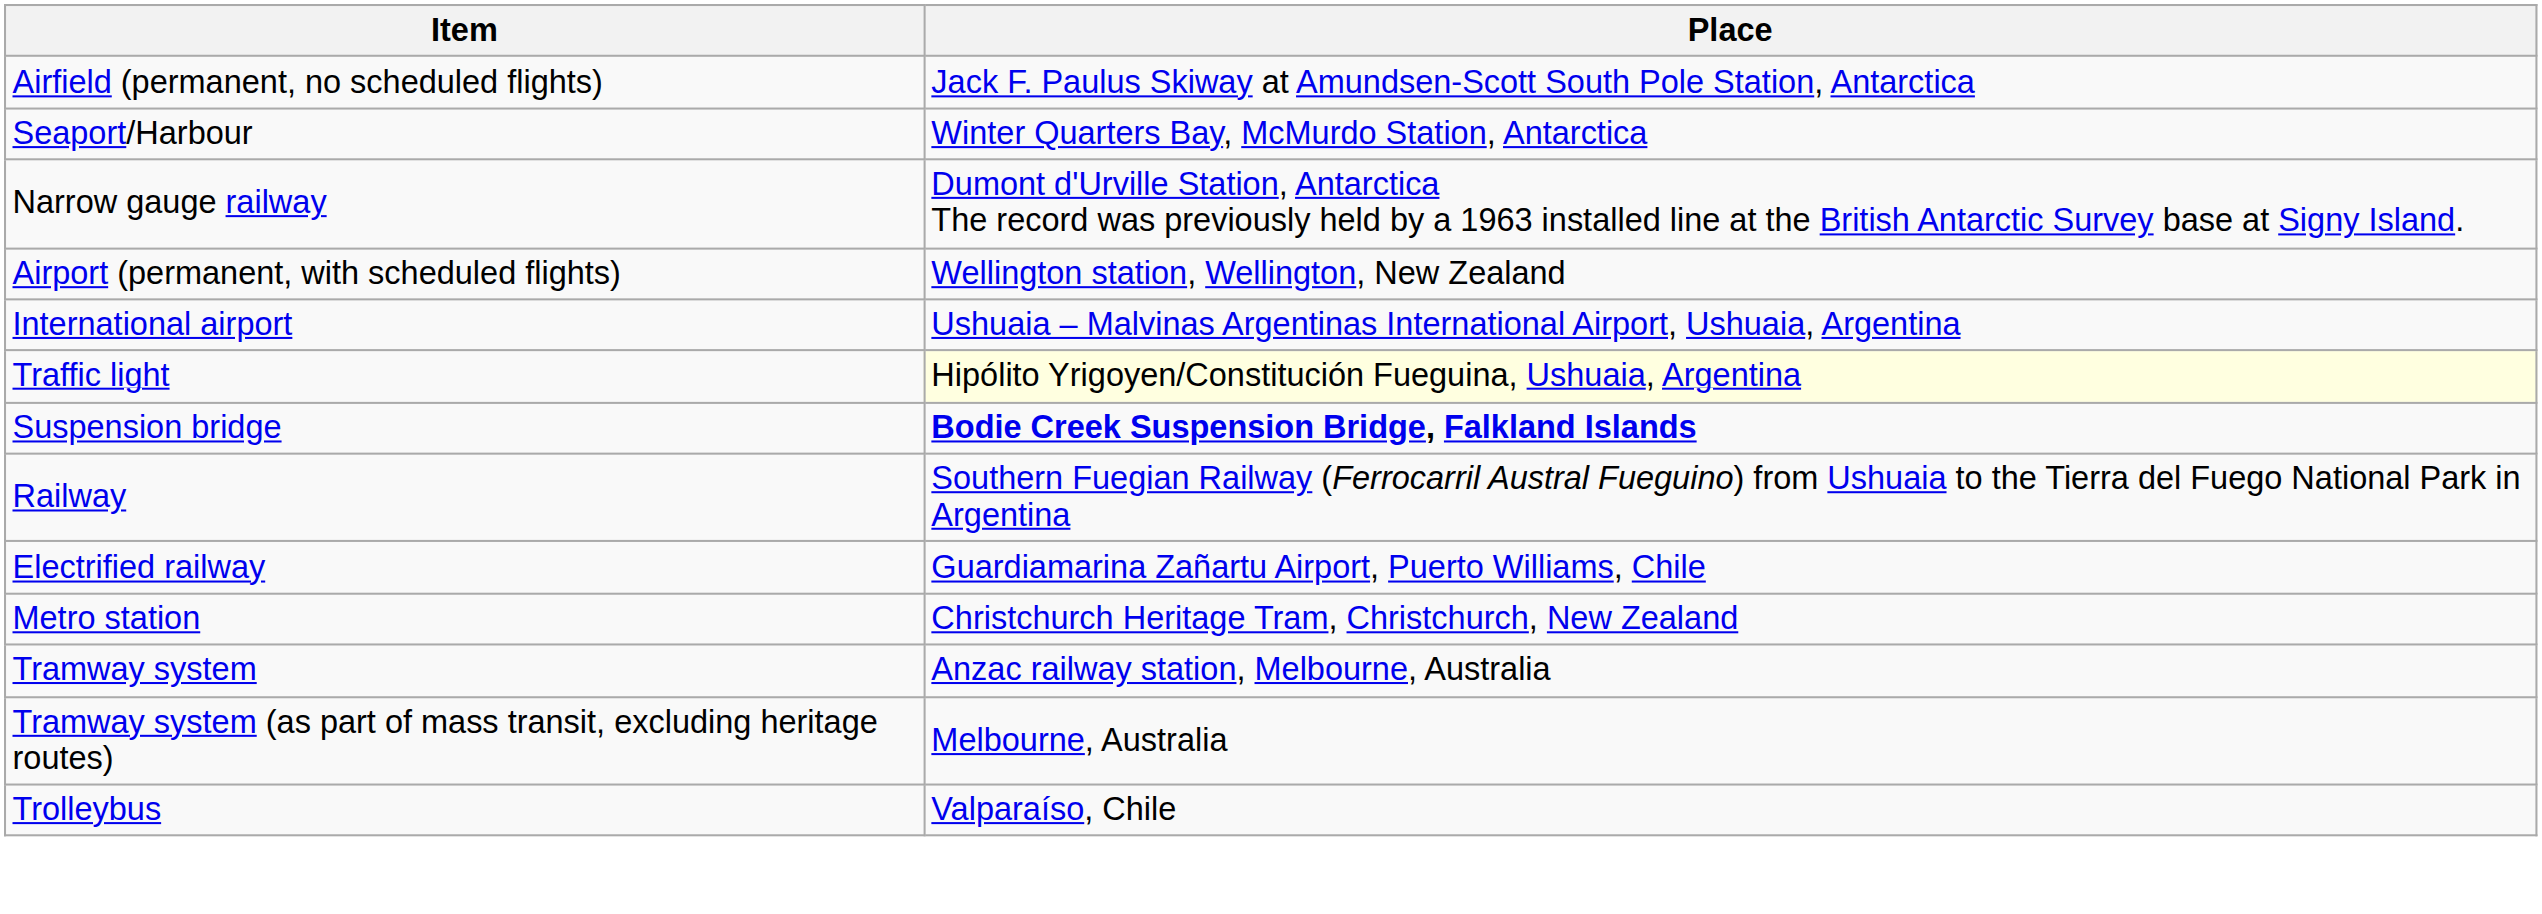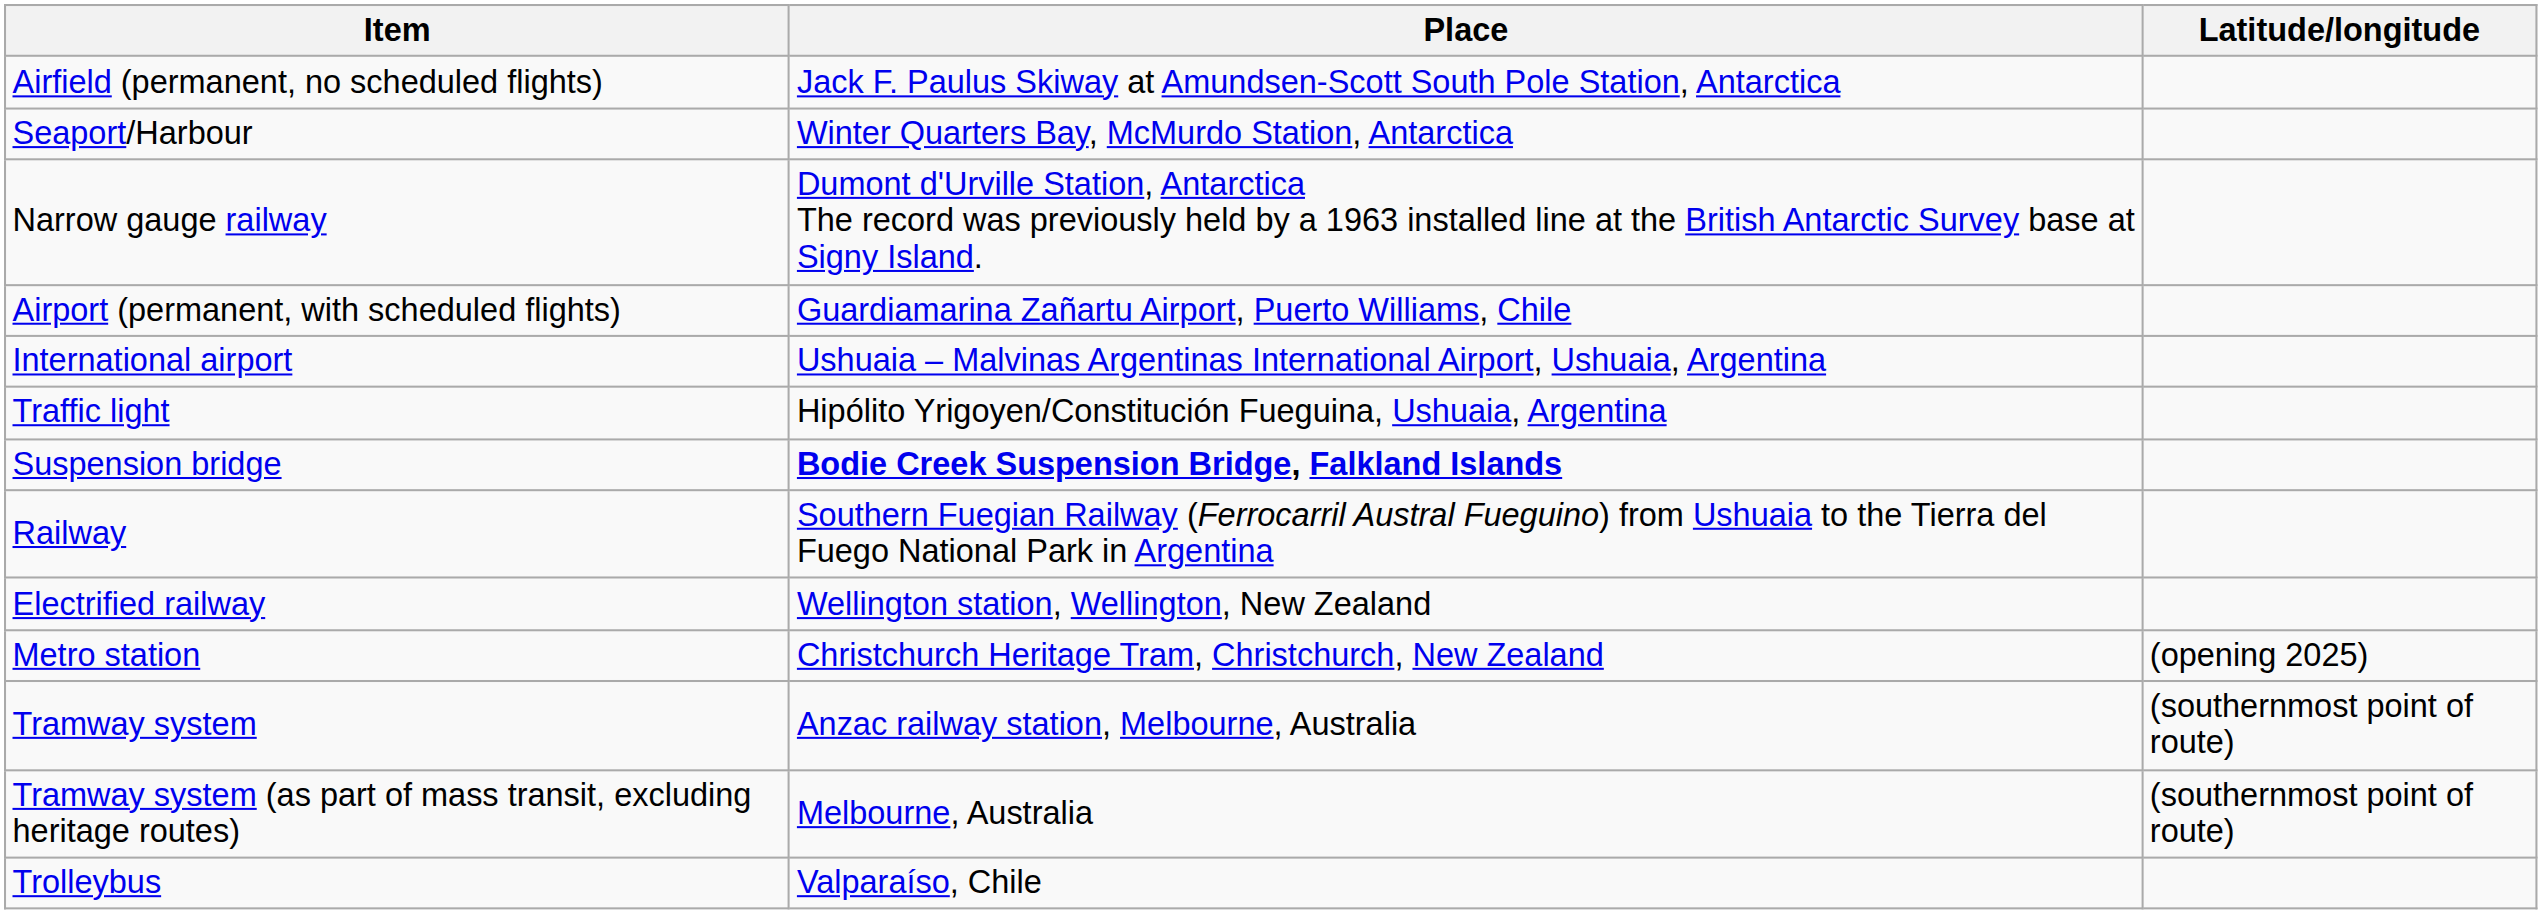+ column: (2339, 30)
(1249, 272) Wellington station, Wellington, New Zealand -> (1184, 309) Guardiamarina Zañartu Airport, Puerto Williams, Chile
(1366, 375) lightyellow background -> (1232, 412) no background
(1319, 566) Guardiamarina Zañartu Airport, Puerto Williams, Chile -> (1114, 603) Wellington station, Wellington, New Zealand
